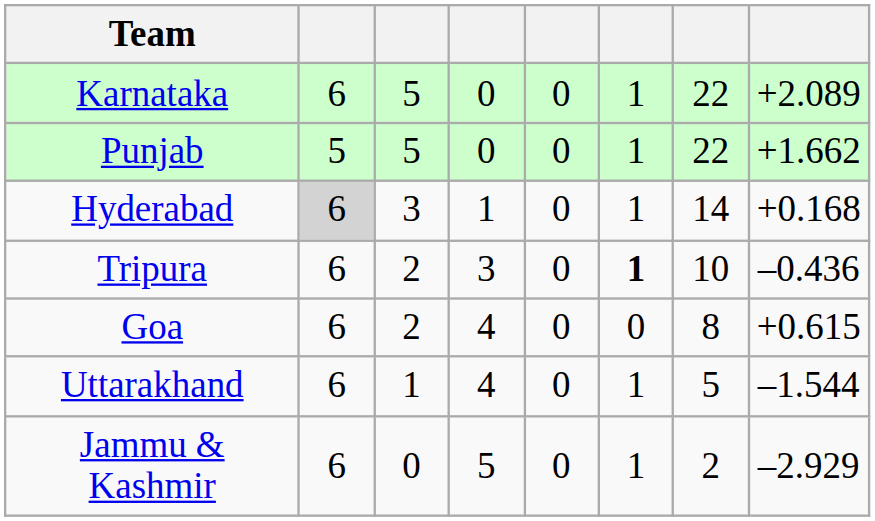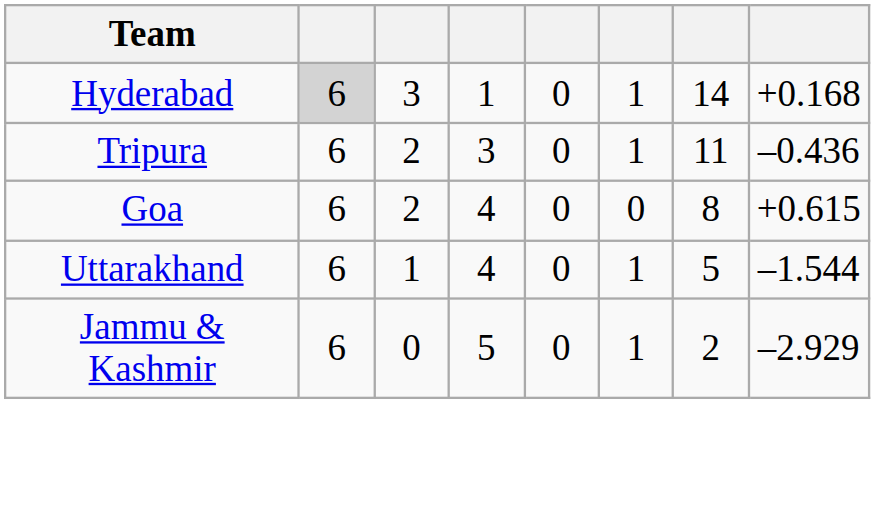- row: (152, 92)
- row: (152, 151)
(636, 268) bold -> (636, 151) normal
(711, 268) 10 -> (711, 151) 11
